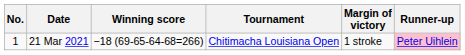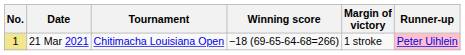columns swapped: (274, 19) <-> (149, 19)
(15, 42) no background -> (15, 42) khaki background
